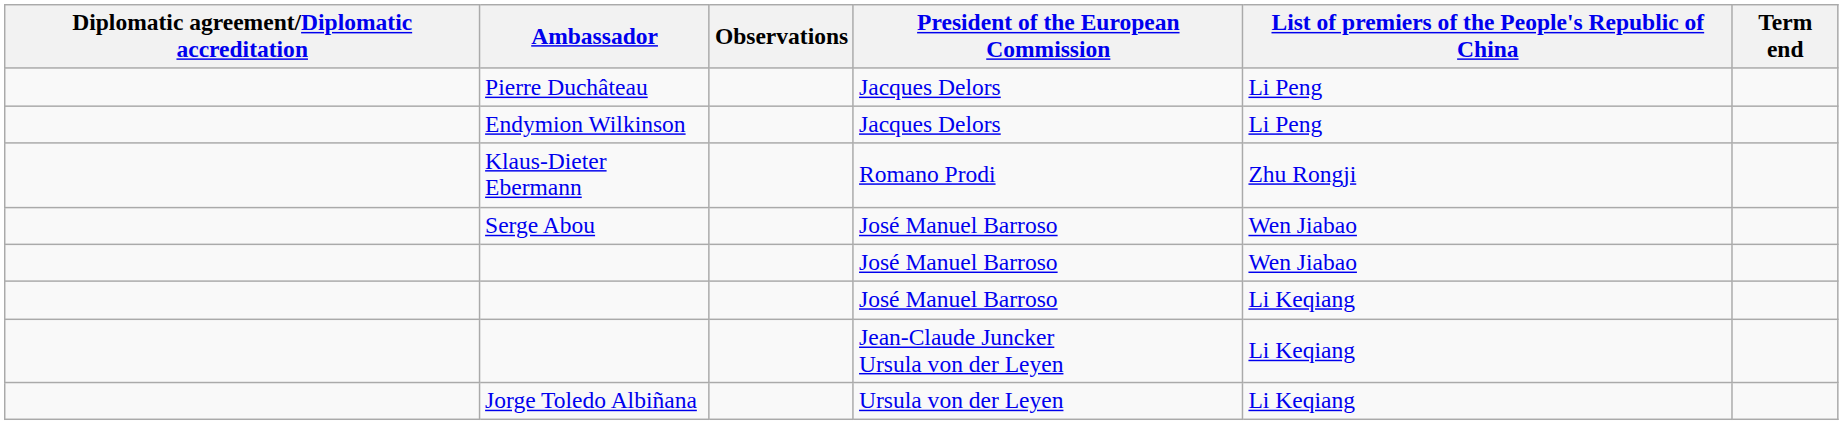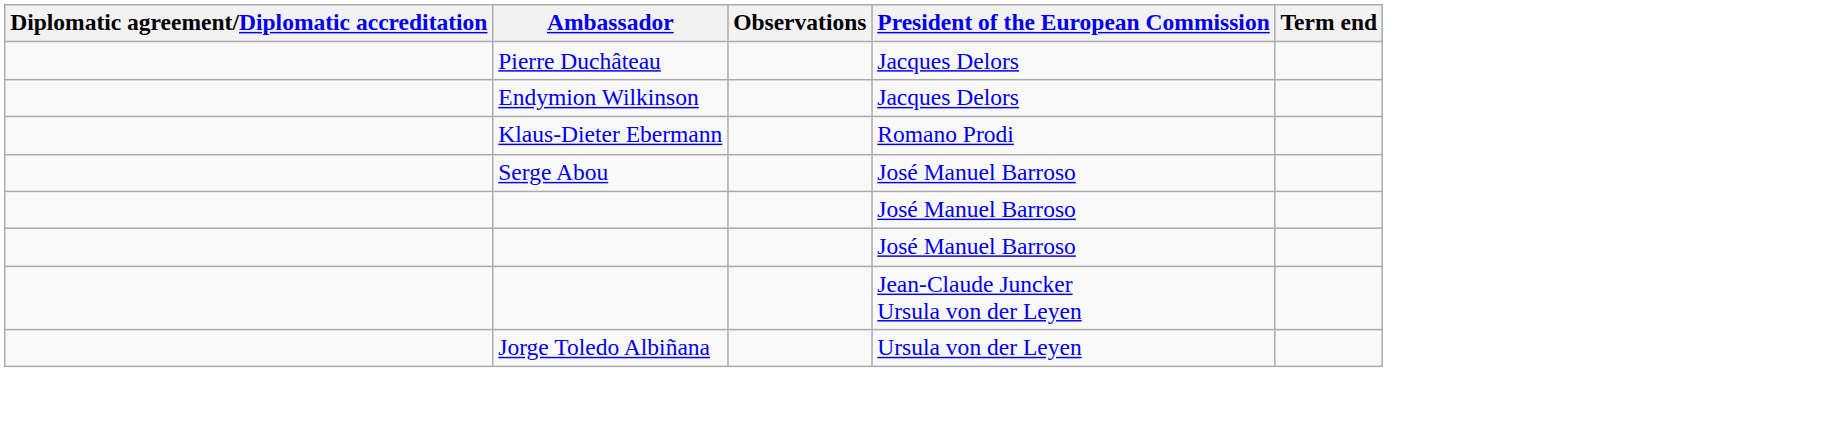- column: (1488, 36)
